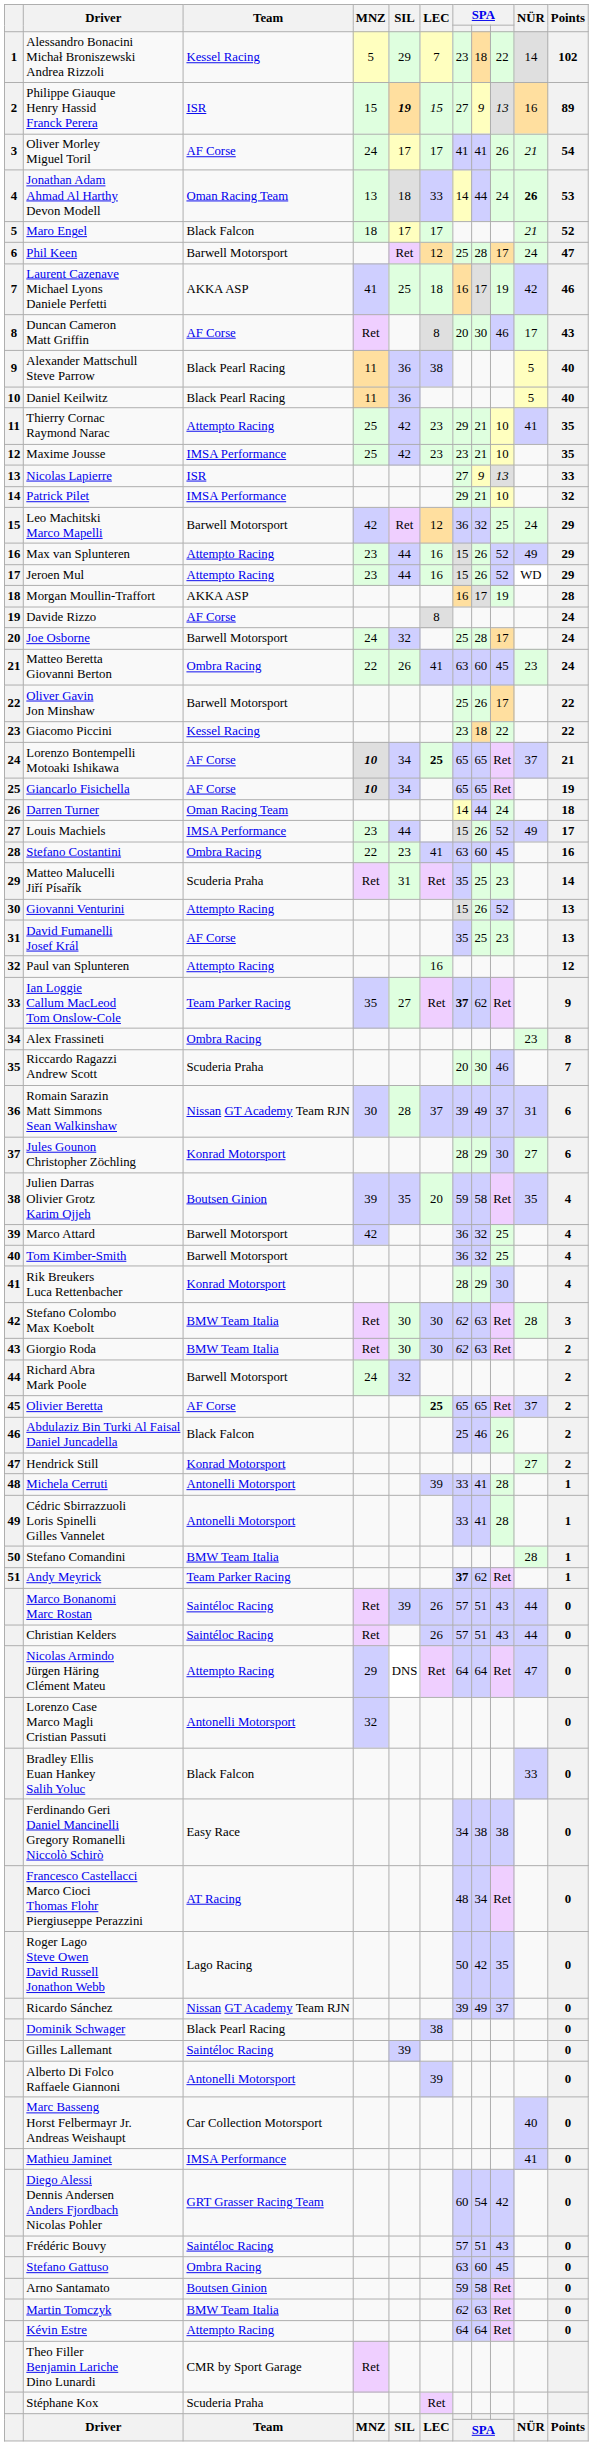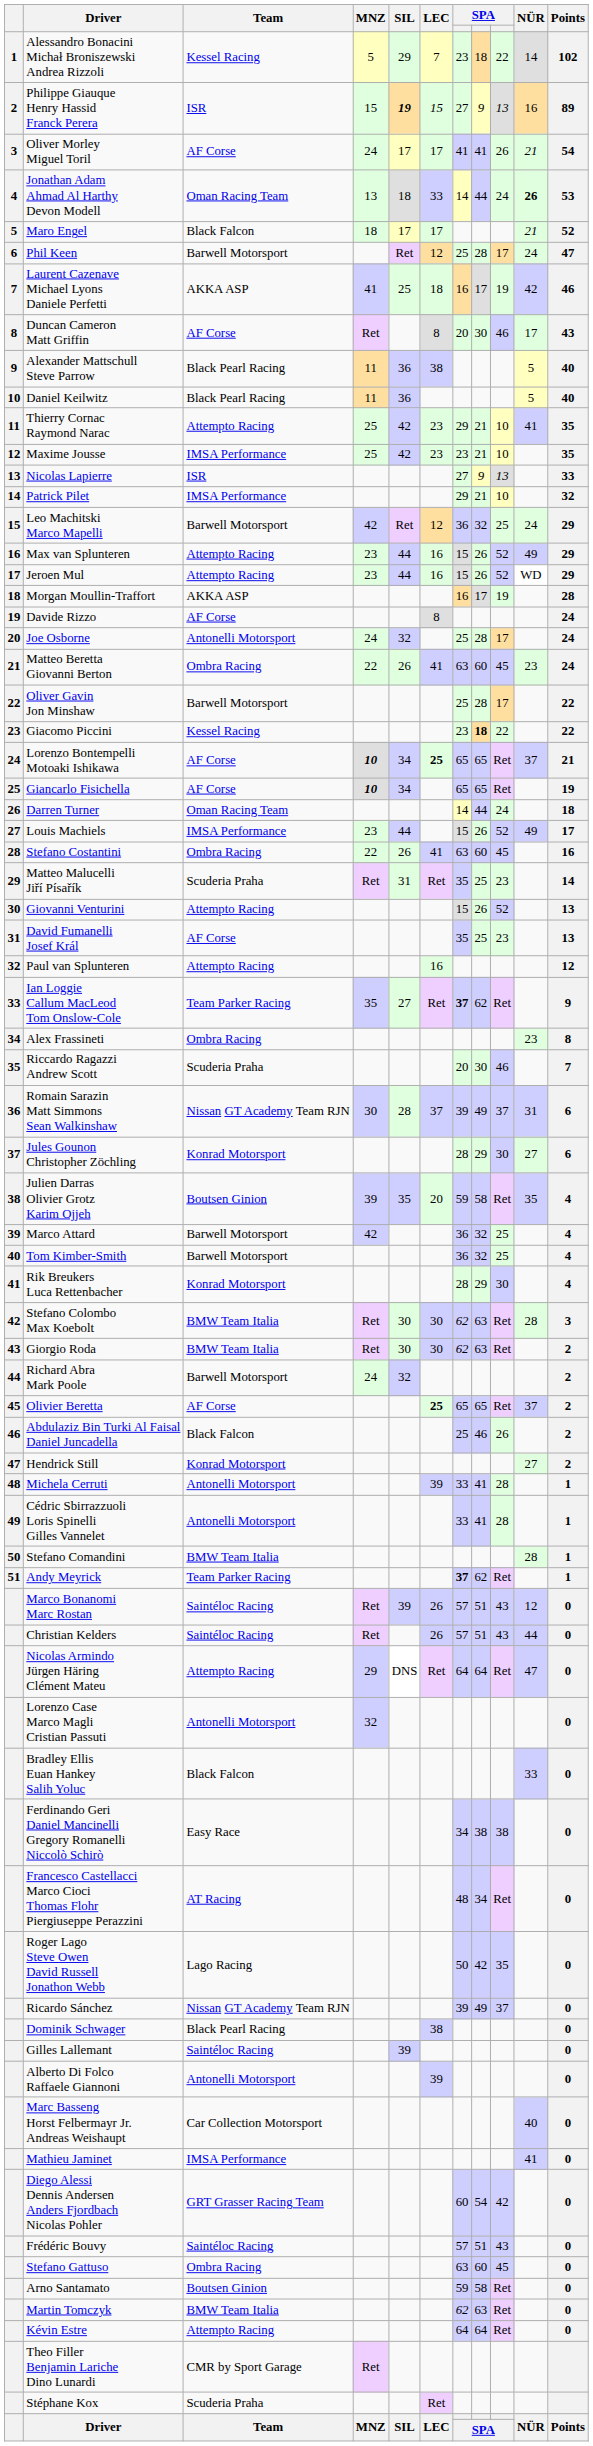(237, 638) Barwell Motorsport -> (241, 638) Antonelli Motorsport
(481, 702) 26 -> (481, 702) 28
(481, 731) normal -> (481, 731) bold
(404, 851) 23 -> (404, 851) 26
(531, 1606) 44 -> (531, 1606) 12
